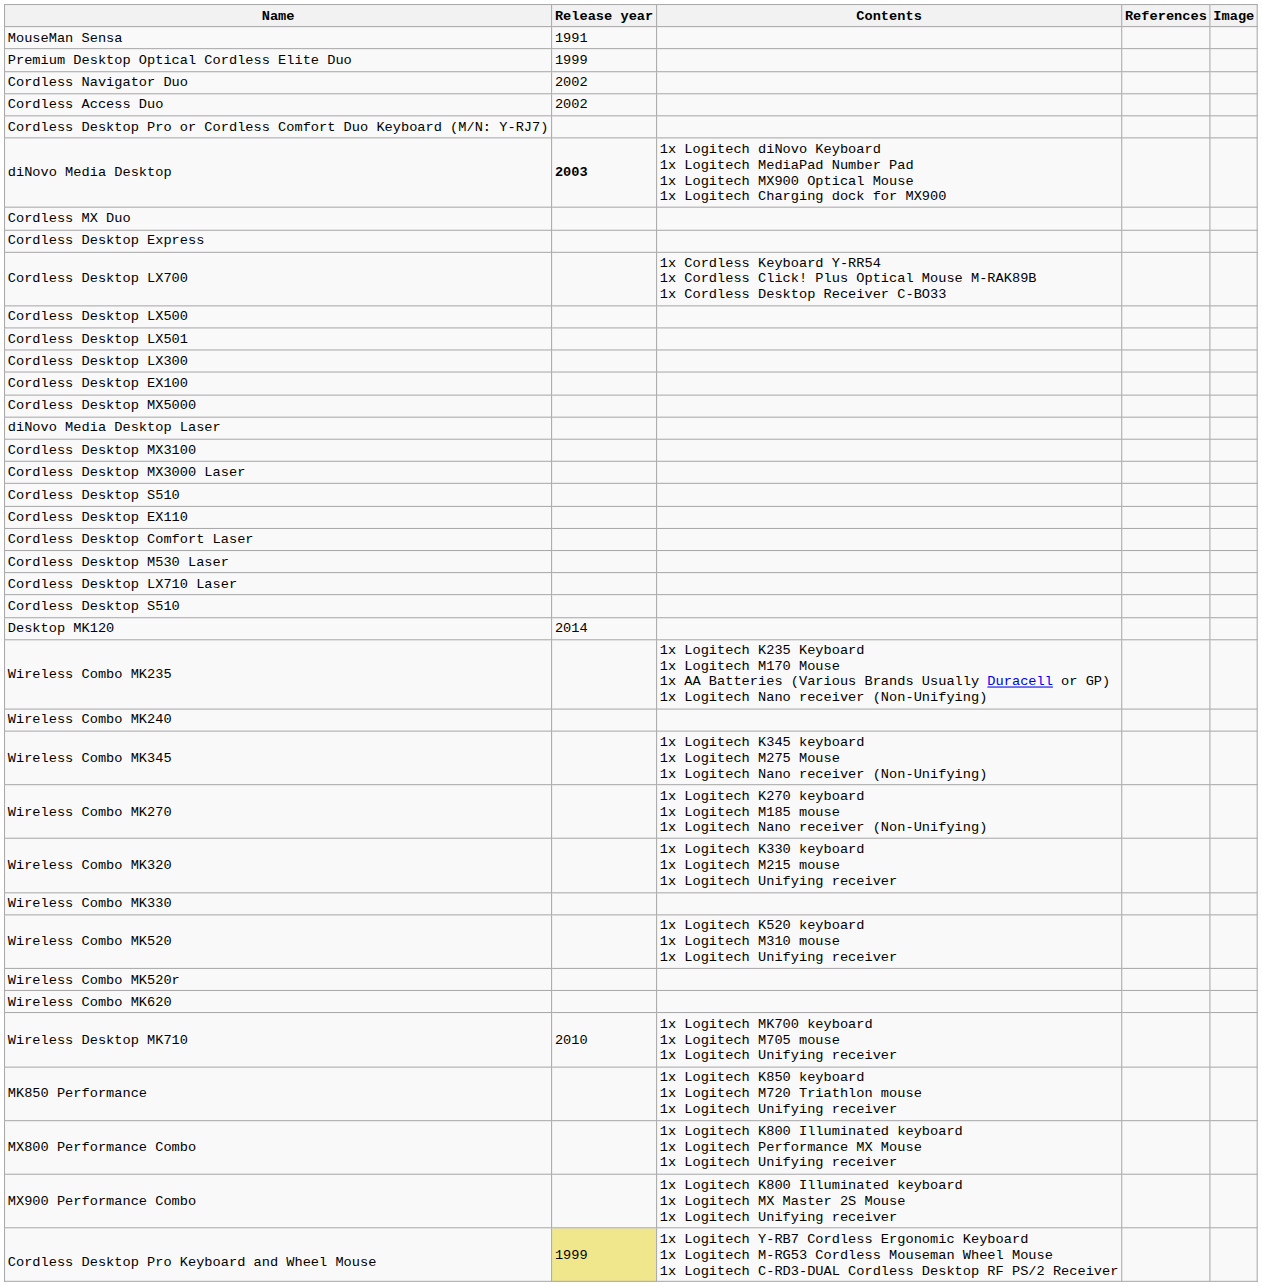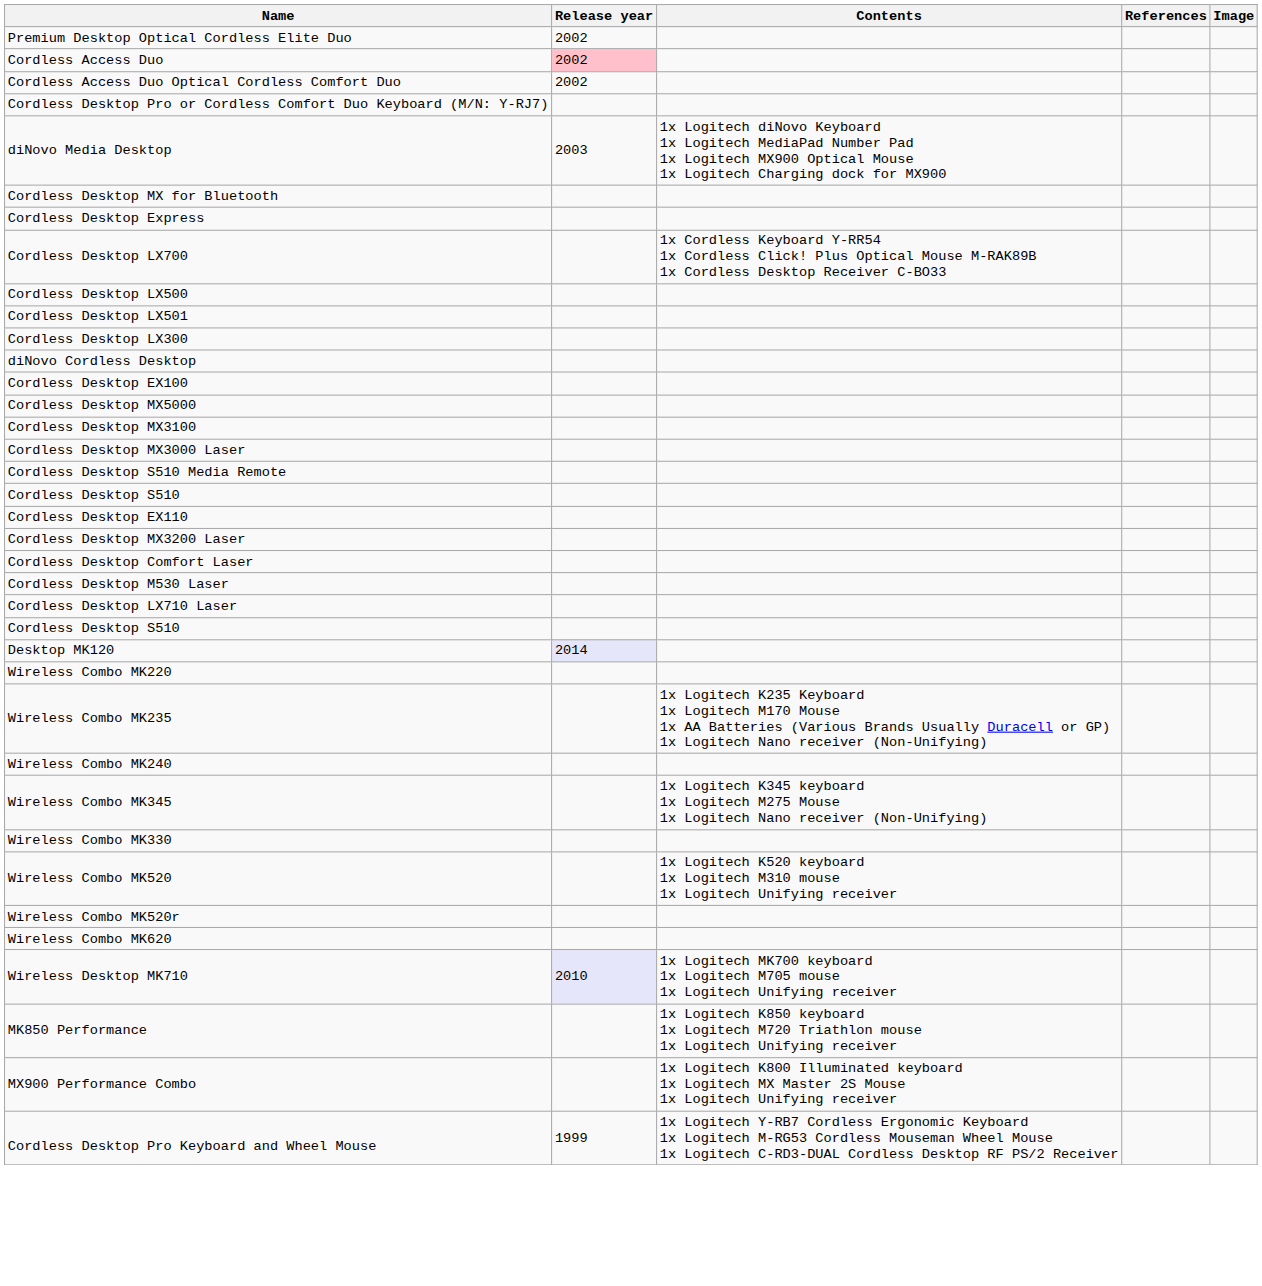- row: (65, 38)
(571, 60) 1999 -> (571, 38) 2002
- row: (98, 82)
(571, 105) no background -> (571, 60) pink background
+ row: (204, 82)
(571, 173) bold -> (571, 151) normal
+ row: (143, 196)
- row: (69, 219)
+ row: (102, 361)
- row: (114, 428)
+ row: (147, 473)
+ row: (127, 539)
(571, 628) no background -> (571, 651) lavender background
+ row: (90, 673)
- row: (90, 812)
- row: (90, 866)
(571, 1040) no background -> (571, 977) lavender background
- row: (102, 1147)
(571, 1255) khaki background -> (571, 1138) no background
